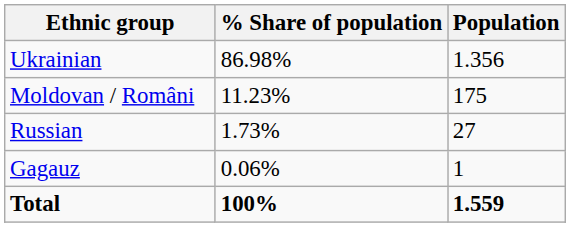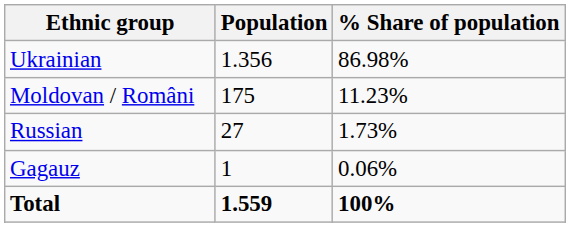columns swapped: (506, 22) <-> (331, 22)
